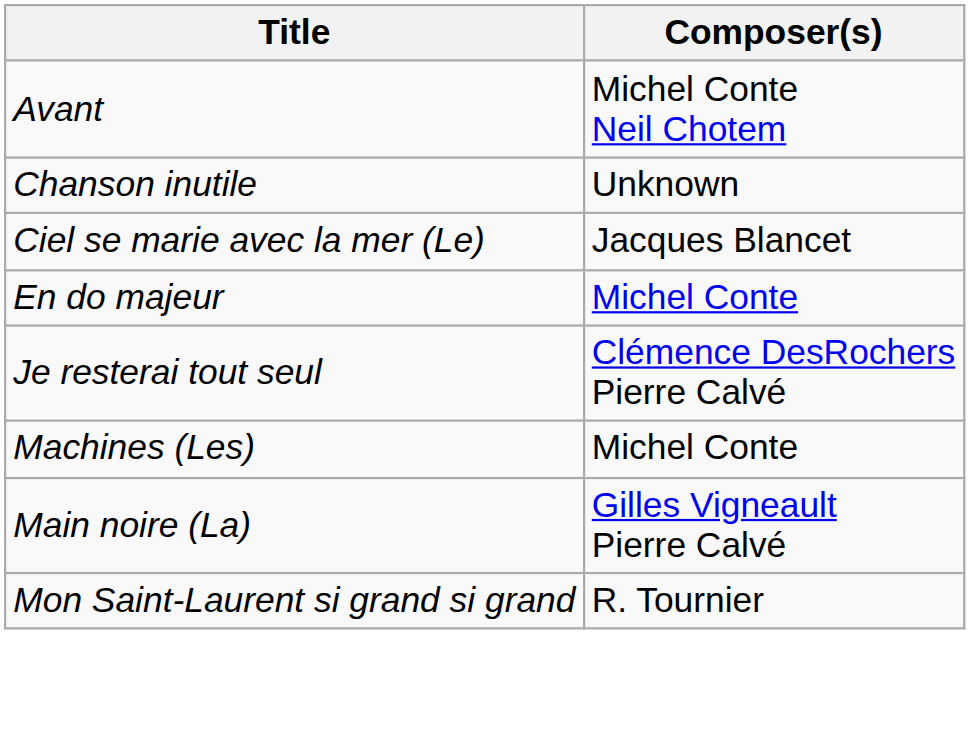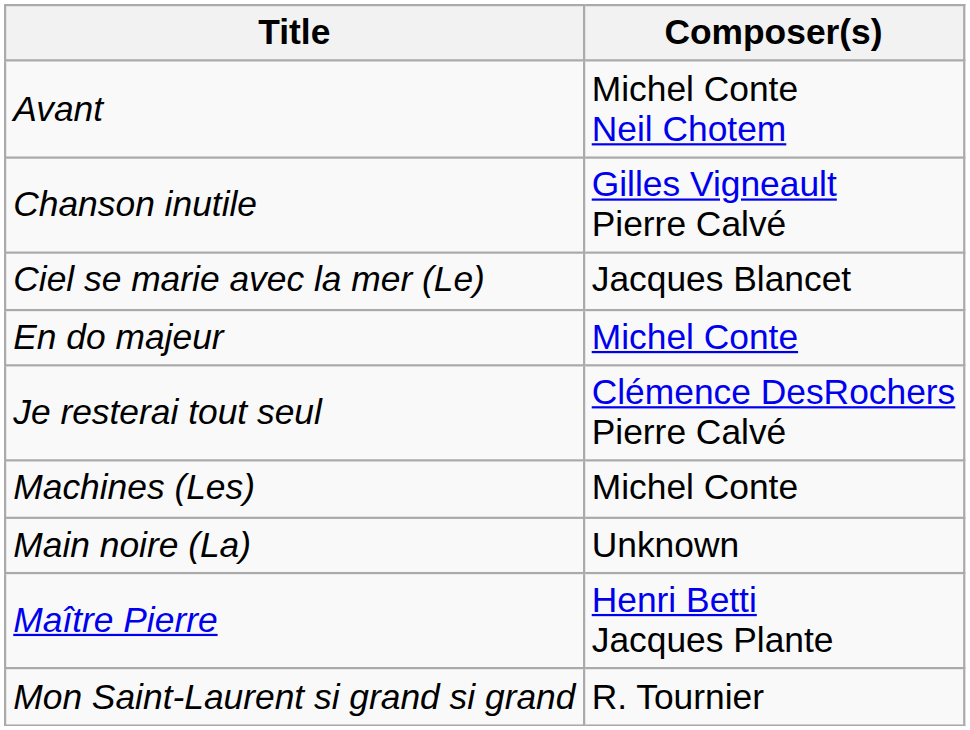(665, 184) Unknown -> (714, 204) Gilles Vigneault Pierre Calvé
(714, 524) Gilles Vigneault Pierre Calvé -> (665, 544) Unknown
+ row: (115, 620)
